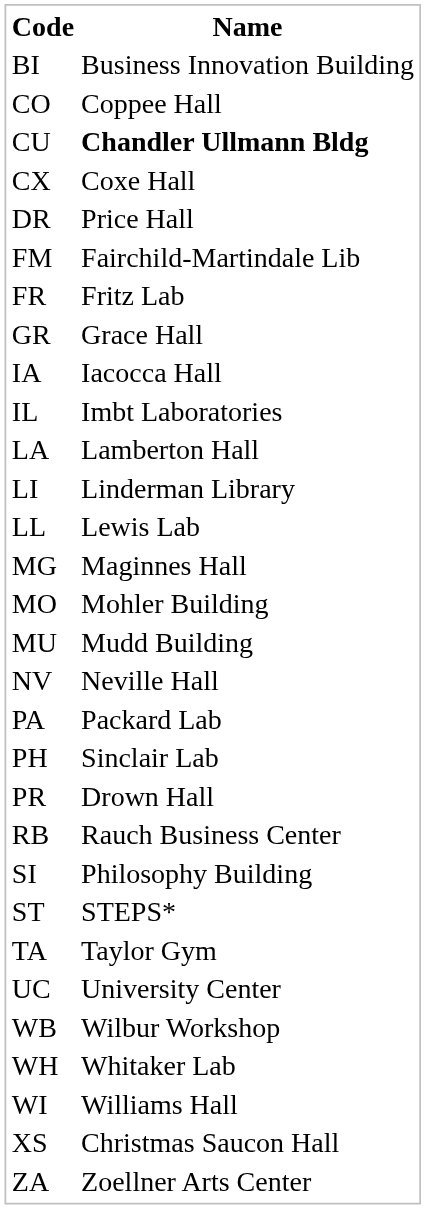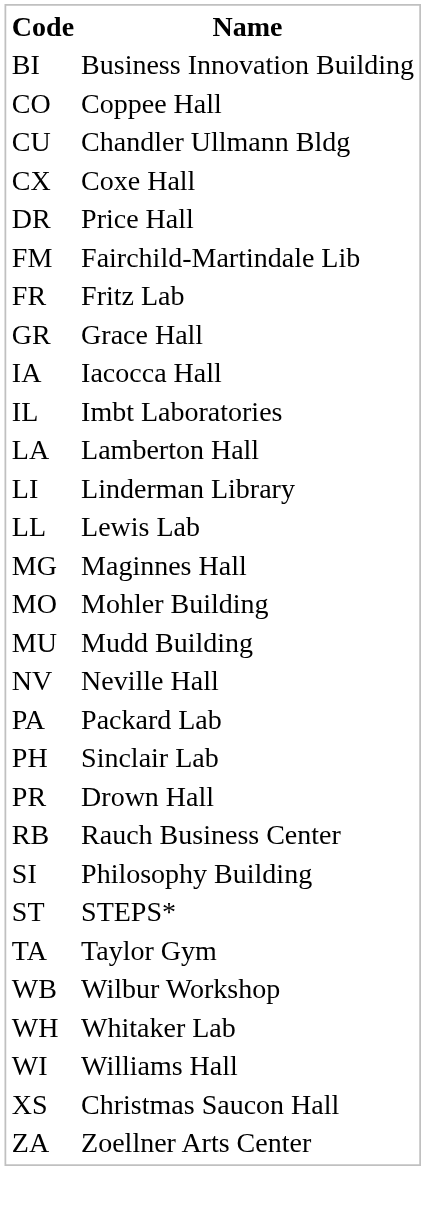(225, 141) bold -> (216, 141) normal
- row: (31, 988)
